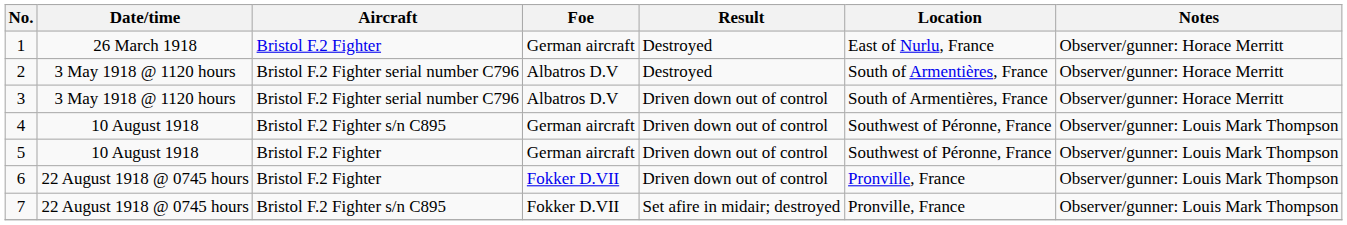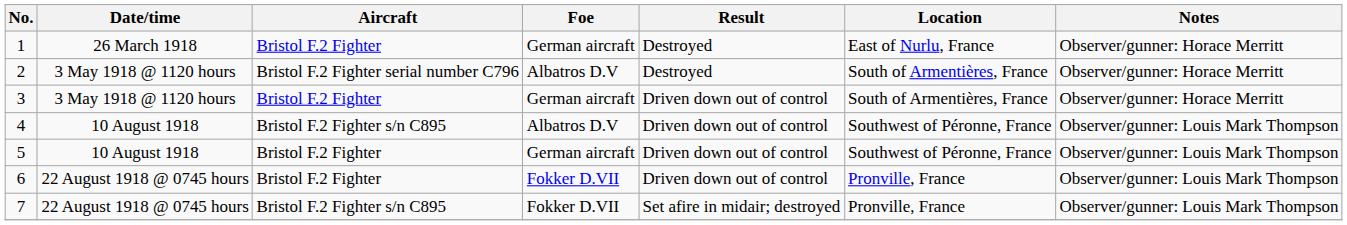(388, 98) Bristol F.2 Fighter serial number C796 -> (319, 98) Bristol F.2 Fighter
(573, 98) Albatros D.V -> (581, 98) German aircraft
(581, 125) German aircraft -> (573, 125) Albatros D.V
